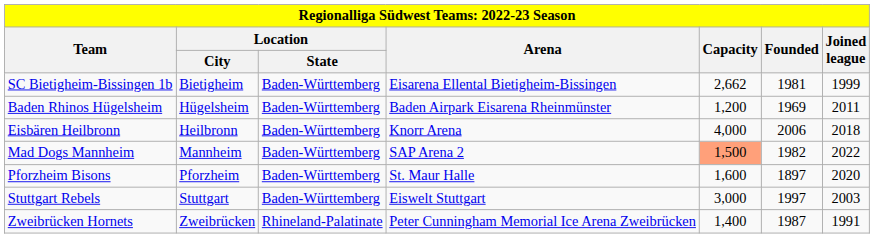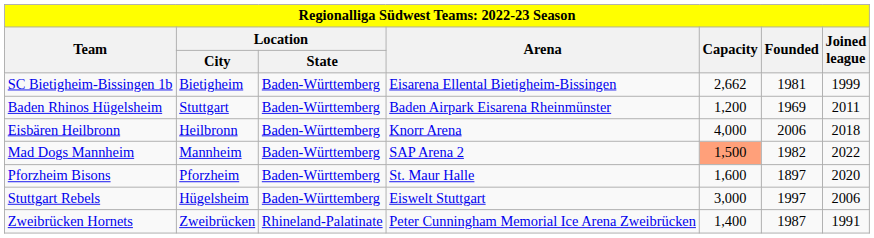(214, 107) Hügelsheim -> (204, 107) Stuttgart
(204, 198) Stuttgart -> (214, 198) Hügelsheim
(846, 198) 2003 -> (846, 198) 2006
